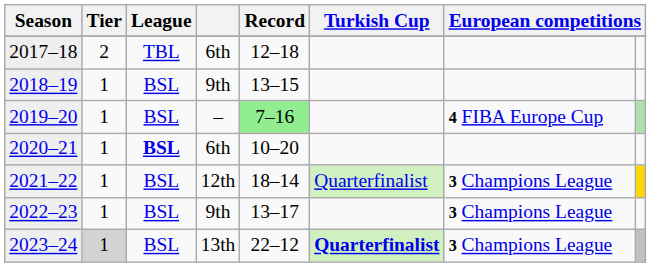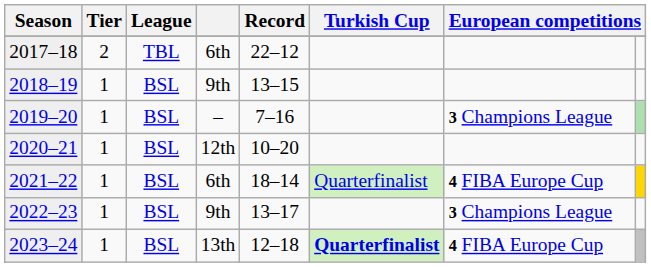(275, 52) 12–18 -> (275, 52) 22–12
(275, 116) lightgreen background -> (275, 116) no background
(526, 116) 4 FIBA Europe Cup -> (530, 116) 3 Champions League
(161, 148) bold -> (161, 148) normal
(218, 148) 6th -> (218, 148) 12th
(218, 180) 12th -> (218, 180) 6th
(530, 180) 3 Champions League -> (526, 180) 4 FIBA Europe Cup
(104, 244) lightgrey background -> (104, 244) no background
(275, 244) 22–12 -> (275, 244) 12–18
(530, 244) 3 Champions League -> (526, 244) 4 FIBA Europe Cup
